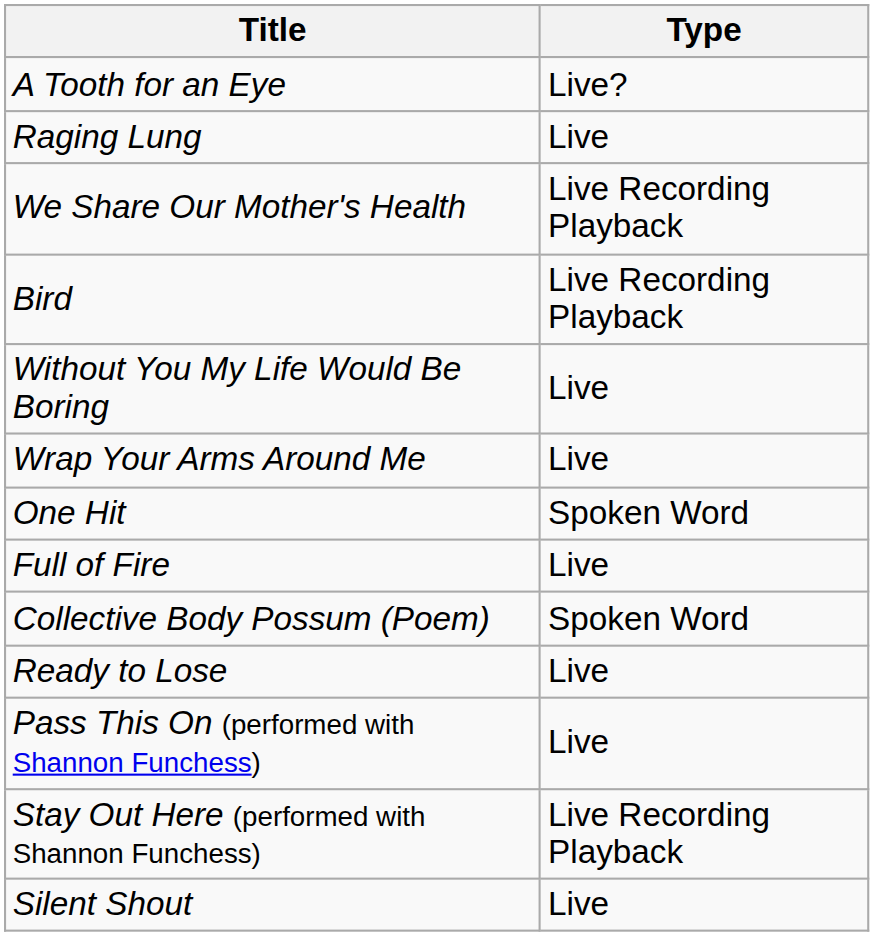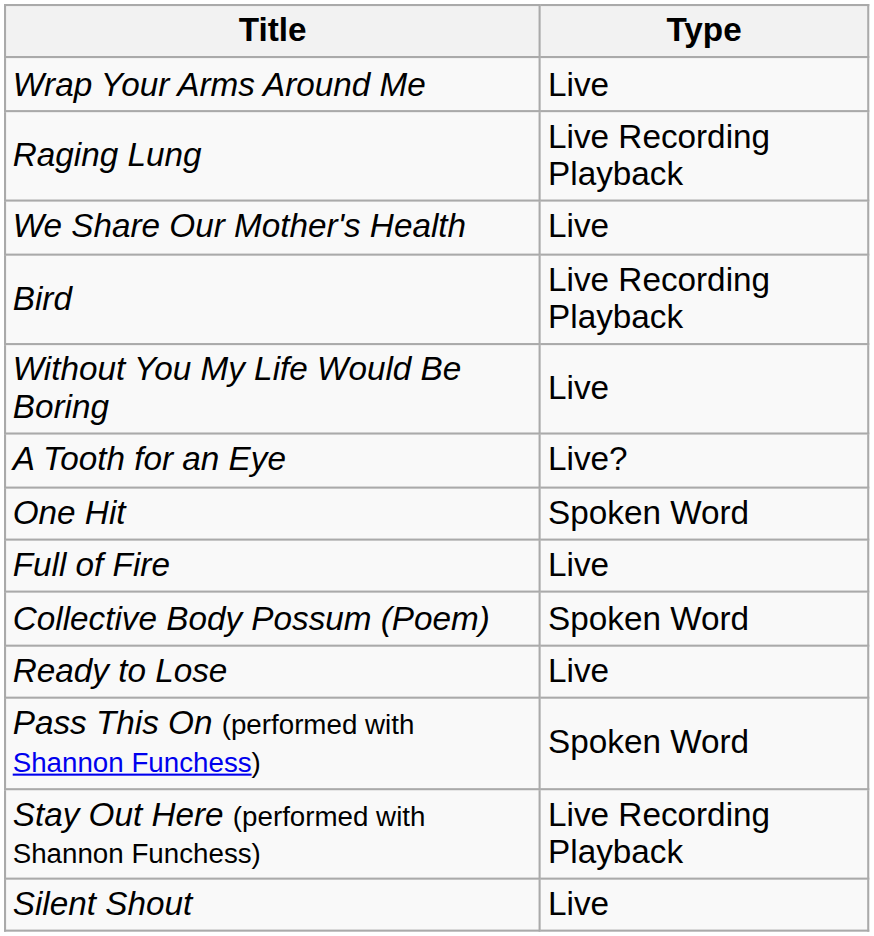rows swapped: (219, 459) <-> (149, 83)
(579, 136) Live -> (659, 155) Live Recording Playback
(659, 207) Live Recording Playback -> (579, 226) Live
(579, 742) Live -> (649, 742) Spoken Word
